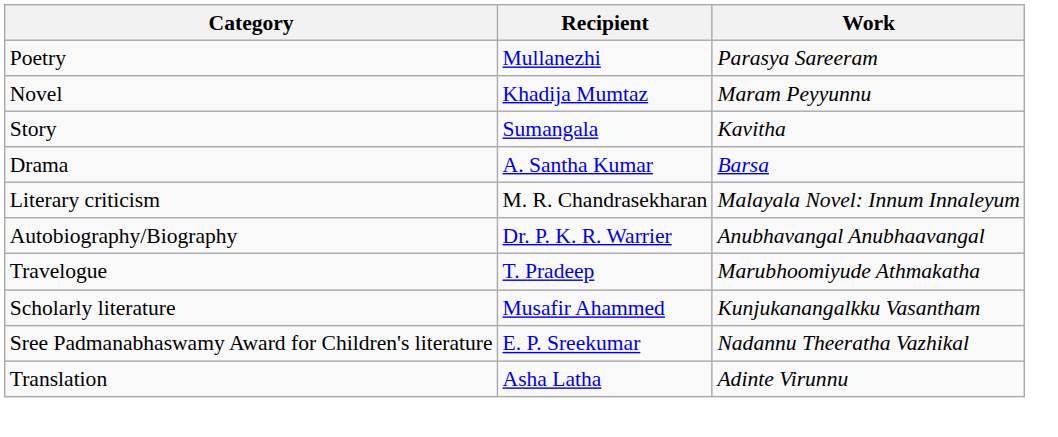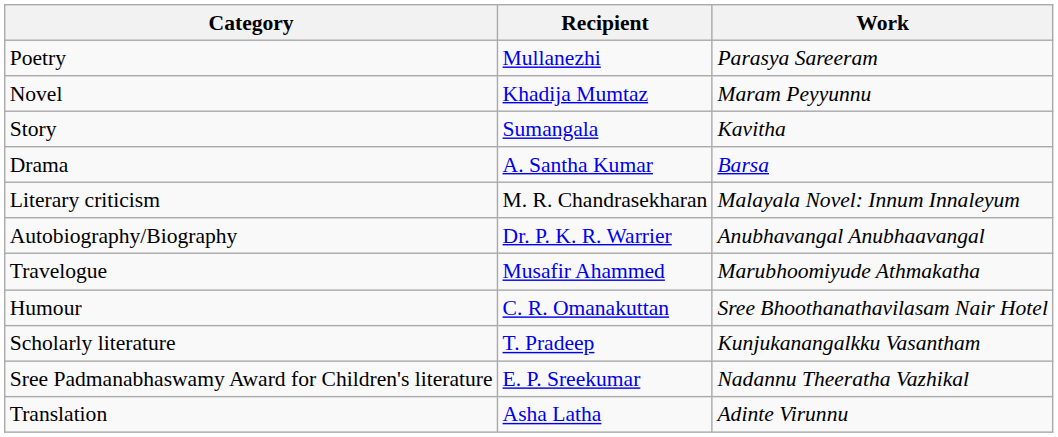(548, 271) T. Pradeep -> (584, 271) Musafir Ahammed
+ row: (46, 307)
(584, 307) Musafir Ahammed -> (548, 342) T. Pradeep
